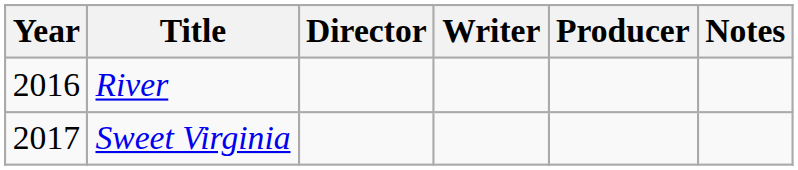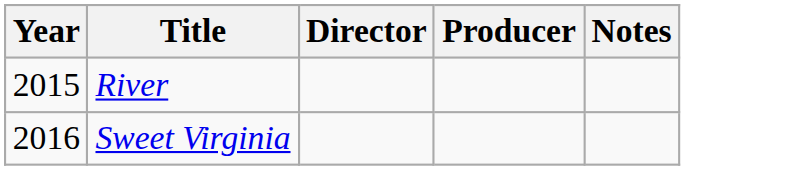- column: (491, 31)
(46, 84) 2016 -> (46, 84) 2015
(46, 137) 2017 -> (46, 137) 2016
